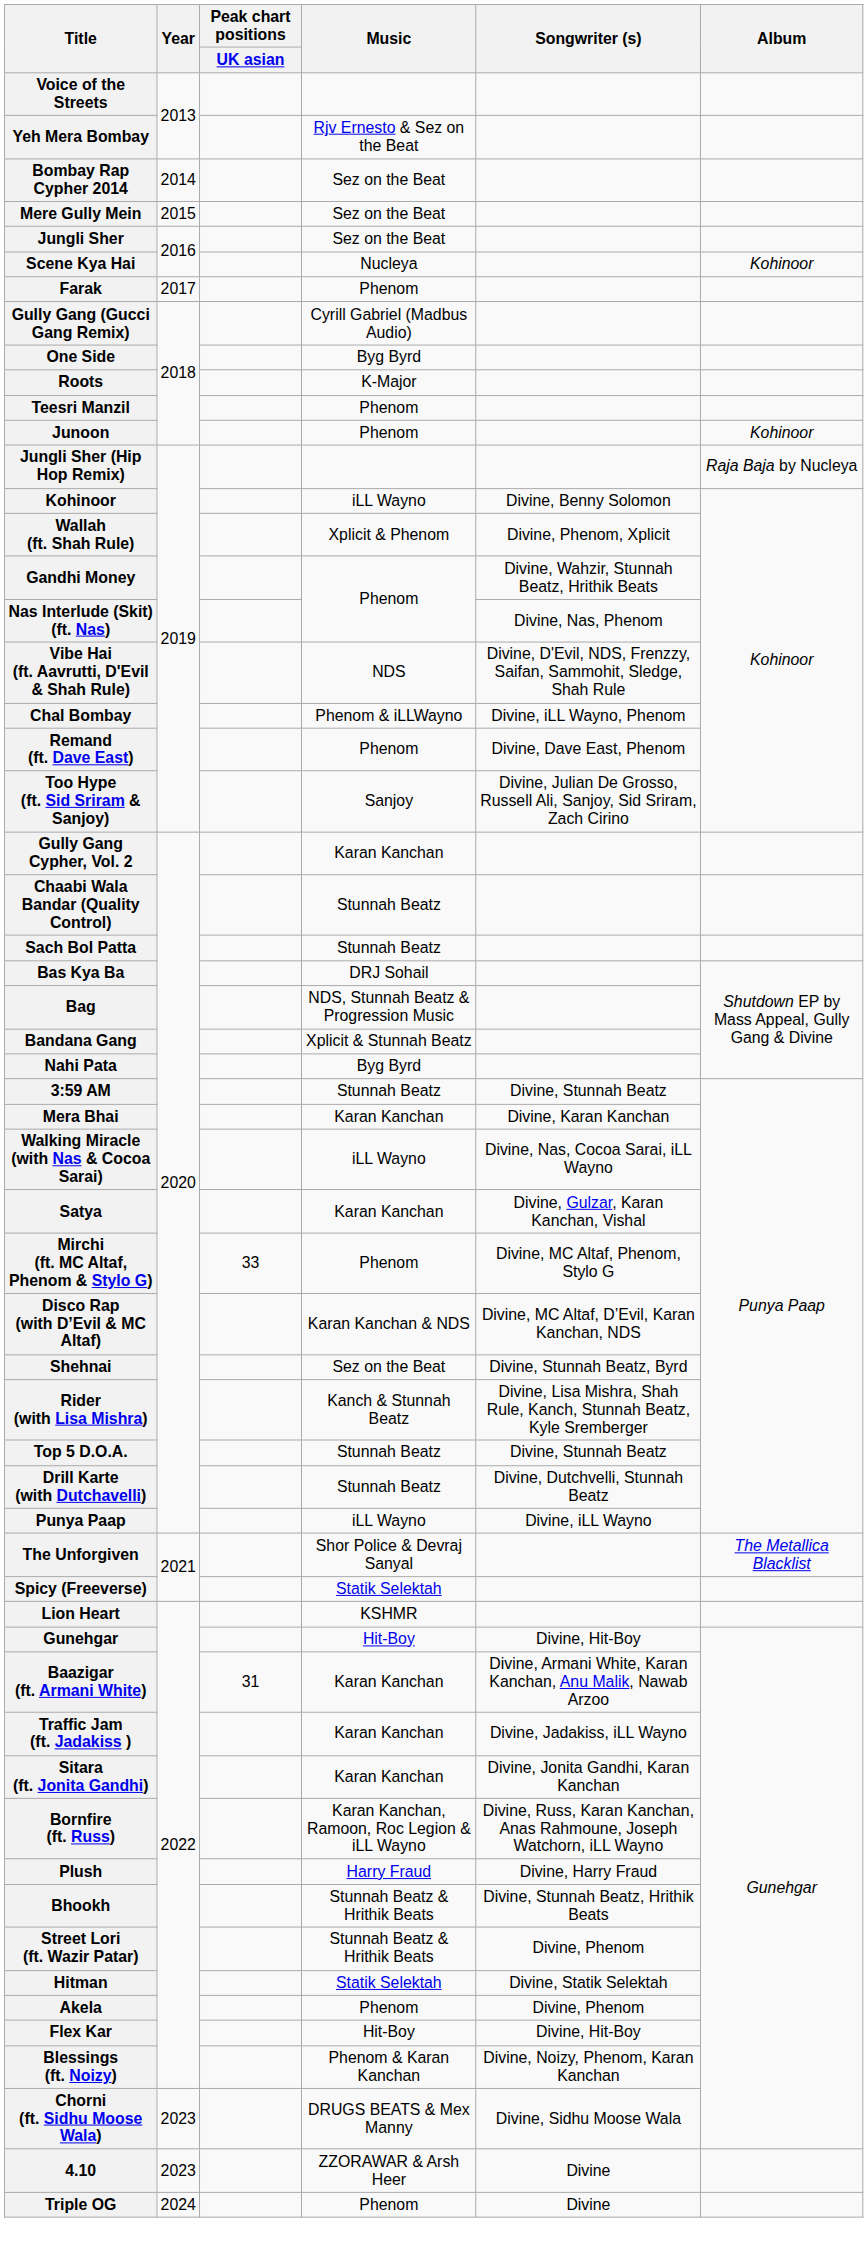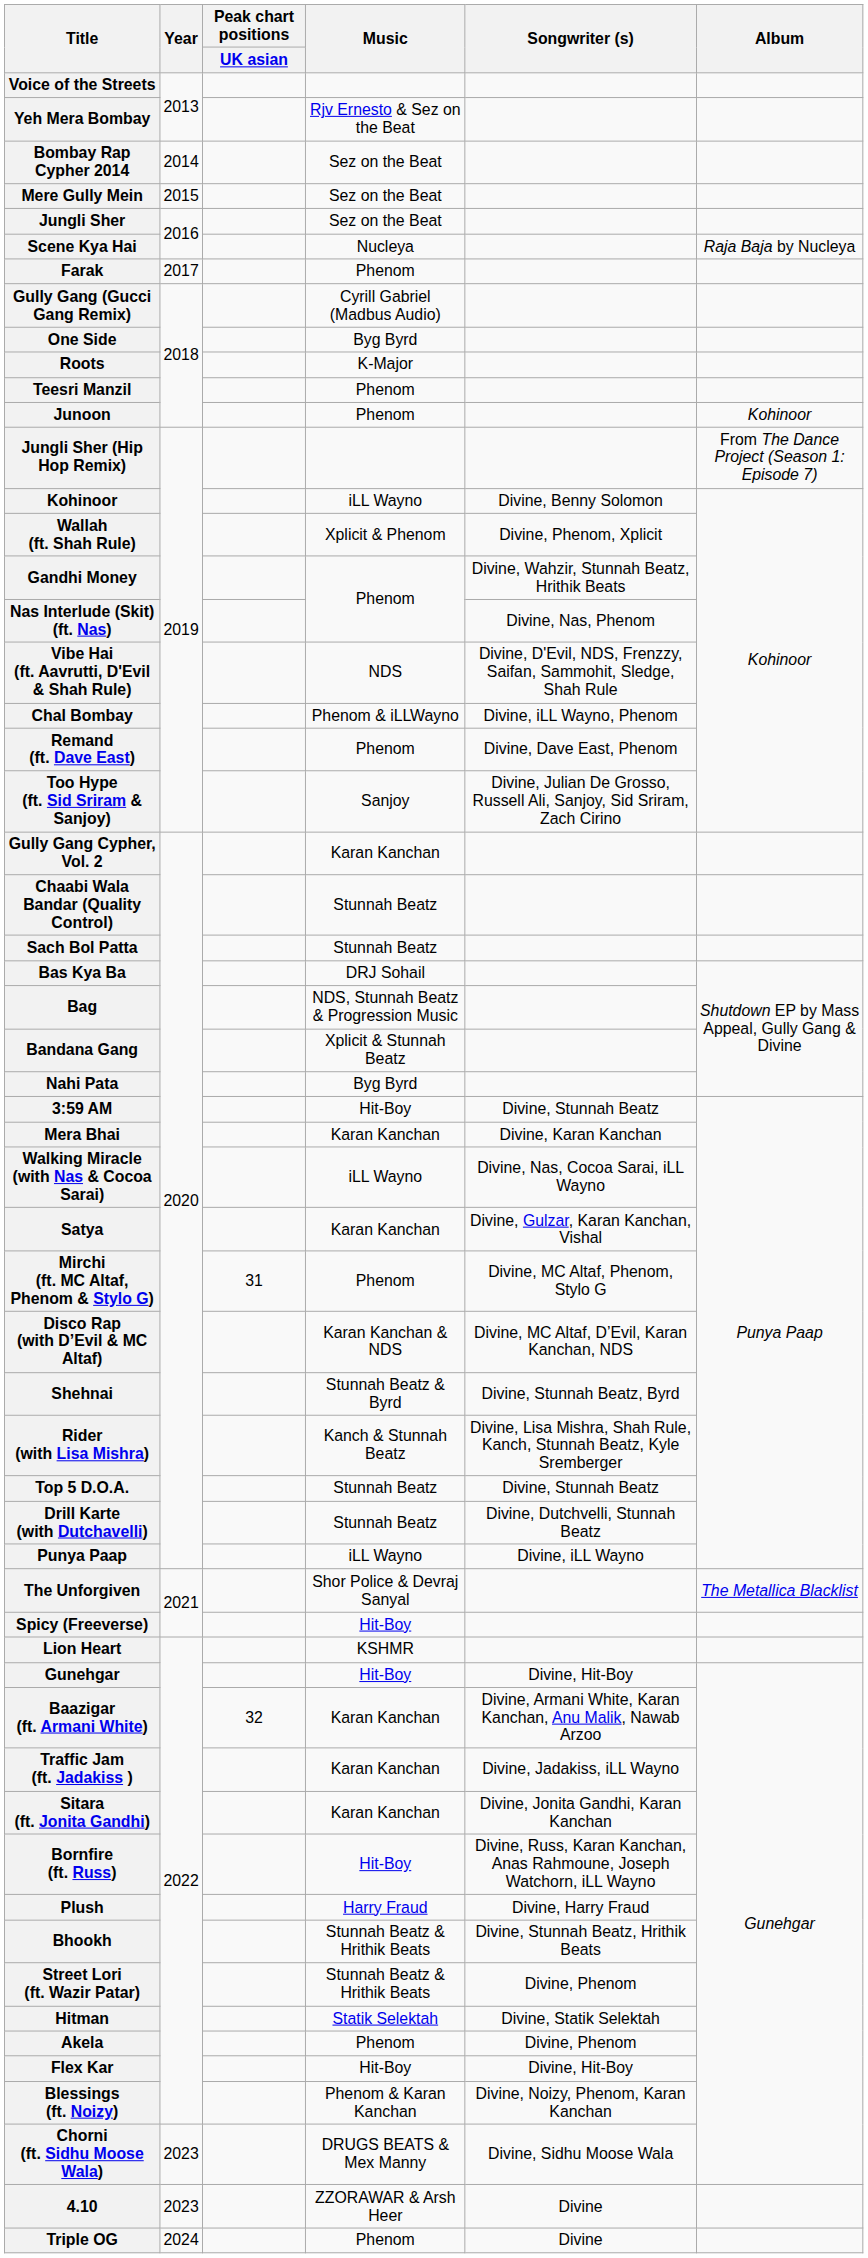(782, 264) Kohinoor -> (780, 246) Raja Baja by Nucleya
(782, 466) Raja Baja by Nucleya -> (780, 457) From The Dance Project (Season 1: Episode 7)
(389, 1091) Stunnah Beatz -> (385, 1109) Hit-Boy
(251, 1263) 33 -> (254, 1281) 31
(389, 1366) Sez on the Beat -> (385, 1393) Stunnah Beatz & Byrd
(389, 1588) Statik Selektah -> (385, 1624) Hit-Boy
(251, 1682) 31 -> (254, 1717) 32
(389, 1828) Karan Kanchan, Ramoon, Roc Legion & iLL Wayno -> (385, 1864) Hit-Boy
